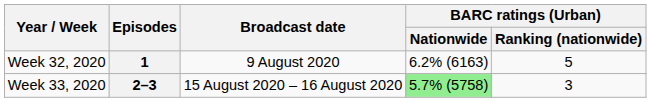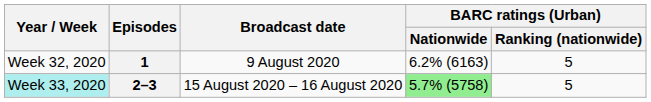(57, 85) no background -> (57, 85) paleturquoise background
(569, 85) 3 -> (569, 85) 5
